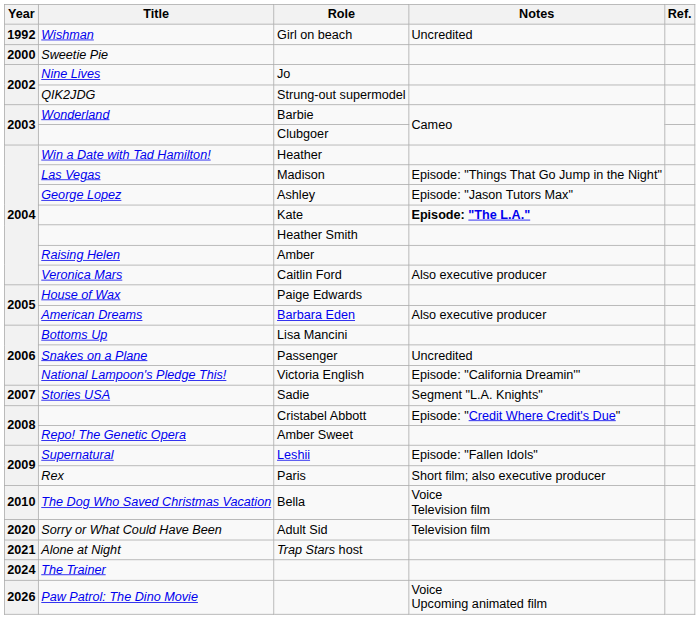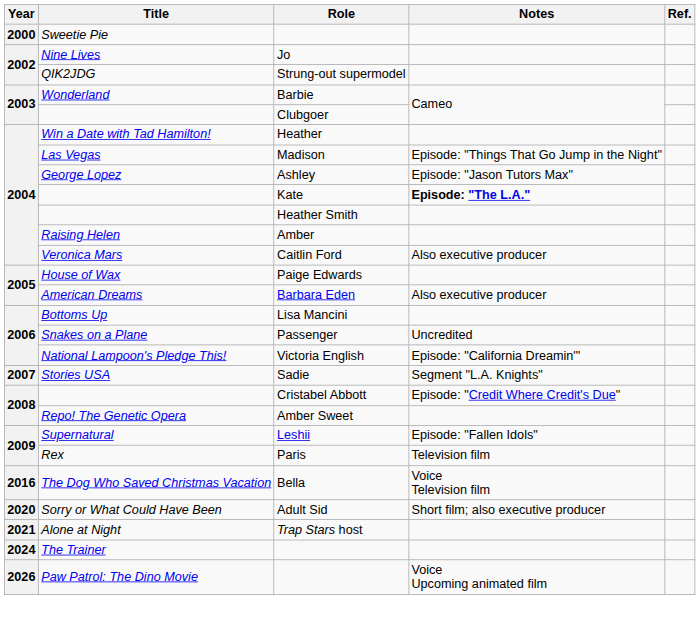- row: (68, 34)
(508, 475) Short film; also executive producer -> (451, 455) Television film
(21, 502) 2010 -> (21, 482) 2016
(451, 529) Television film -> (508, 509) Short film; also executive producer
